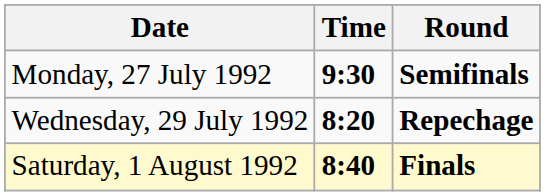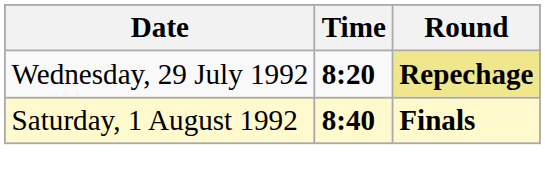- row: (142, 73)
(466, 119) no background -> (466, 73) khaki background
